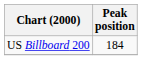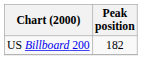(115, 45) 184 -> (115, 45) 182
